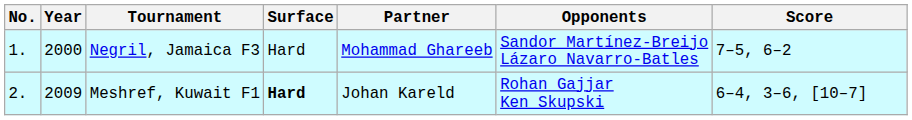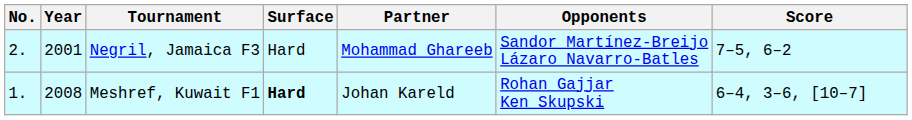(18, 51) 1. -> (18, 51) 2.
(63, 51) 2000 -> (63, 51) 2001
(18, 93) 2. -> (18, 93) 1.
(63, 93) 2009 -> (63, 93) 2008
